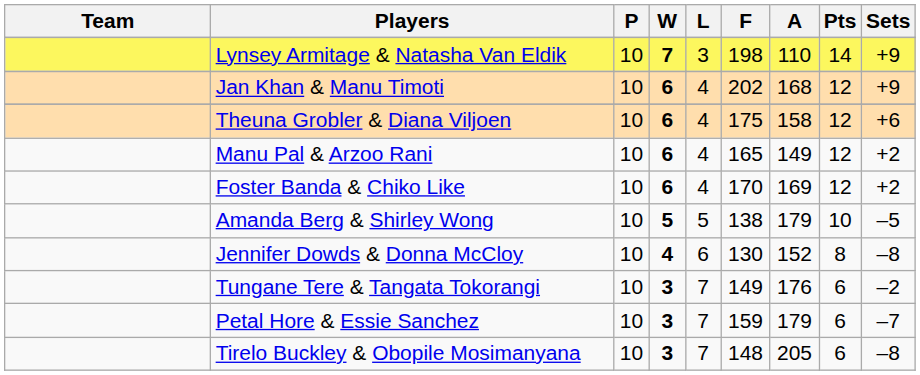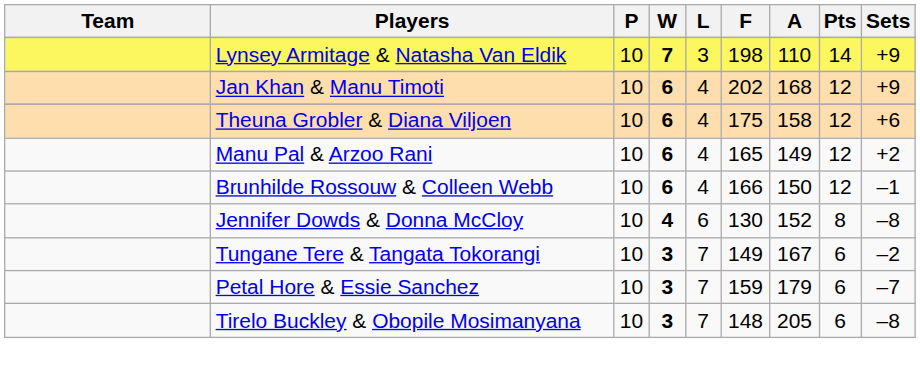- row: (340, 187)
+ row: (384, 187)
- row: (355, 220)
(794, 287) 176 -> (794, 253) 167
